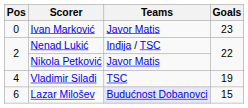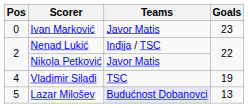(16, 95) 6 -> (16, 95) 5
(227, 95) 15 -> (227, 95) 13
